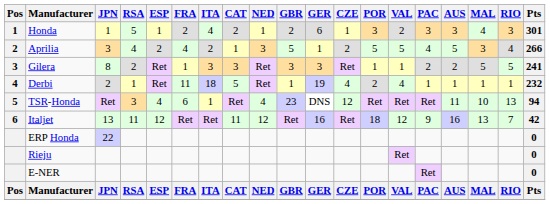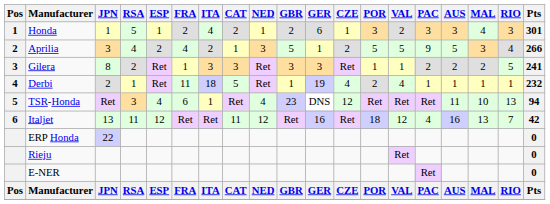(428, 48) 4 -> (428, 48) 9
(483, 66) 5 -> (483, 66) 2
(428, 119) 9 -> (428, 119) 4
